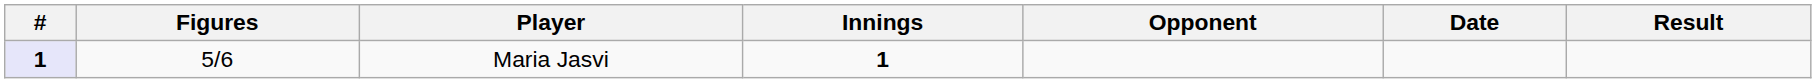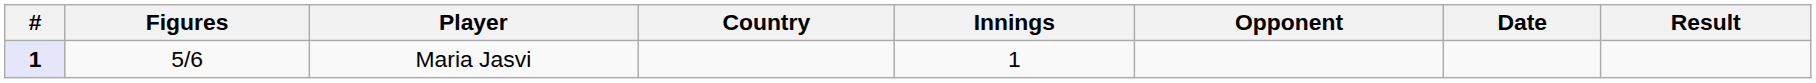+ column: (766, 22)
(883, 58) bold -> (1014, 58) normal
